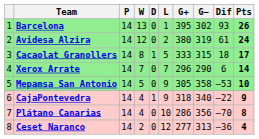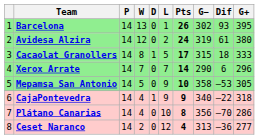columns swapped: (183, 12) <-> (244, 12)
